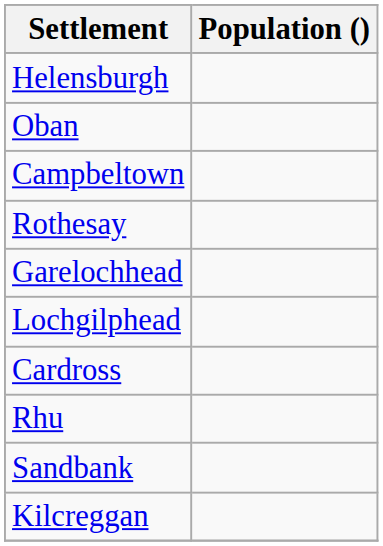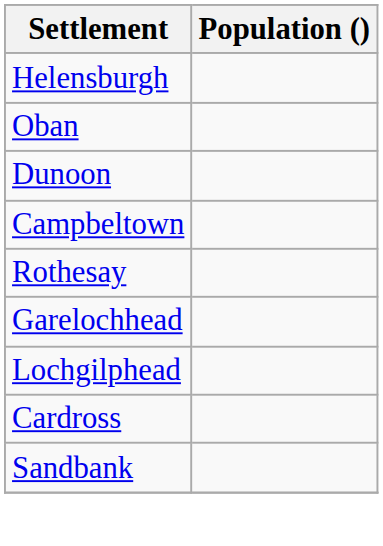+ row: (62, 175)
- row: (38, 418)
- row: (80, 516)
